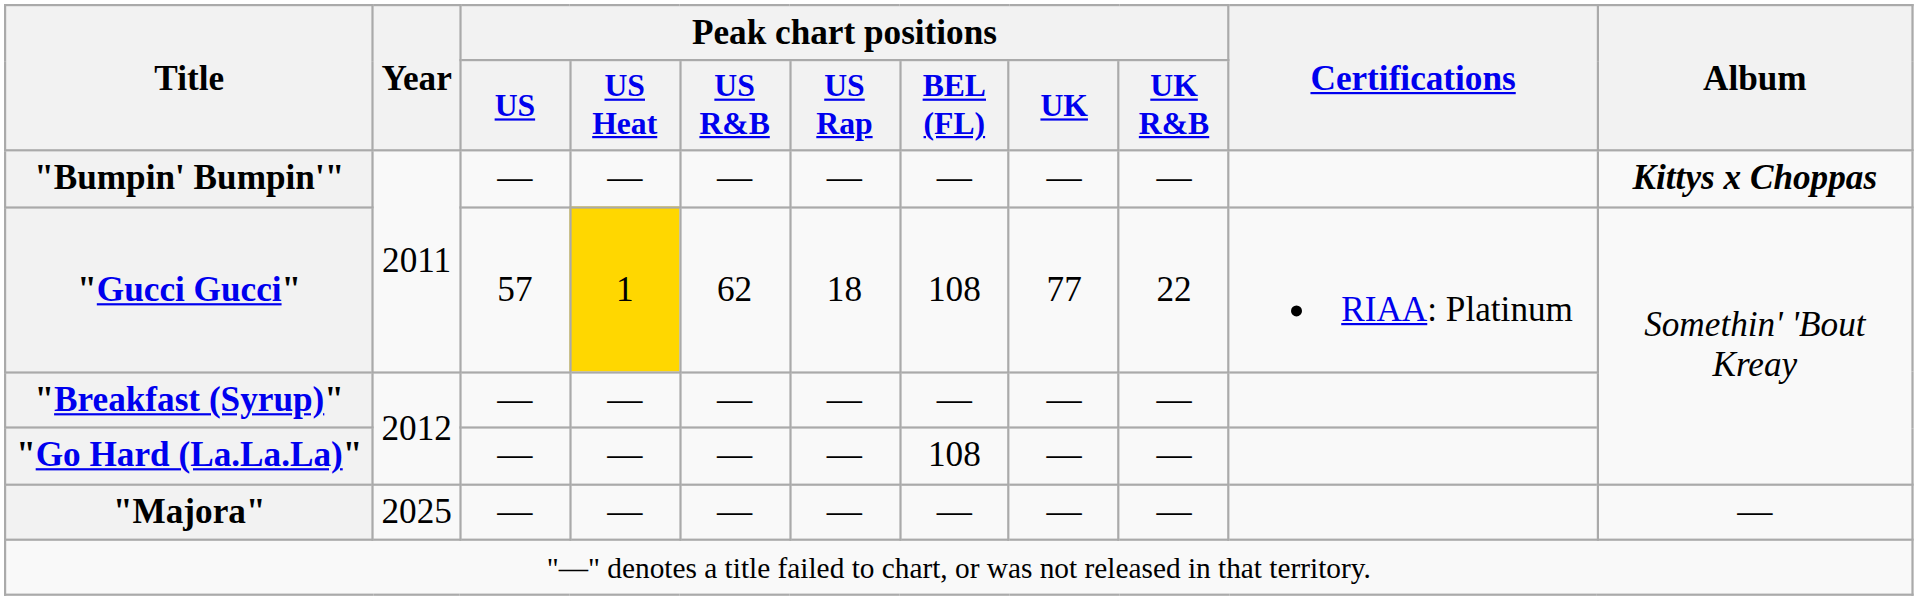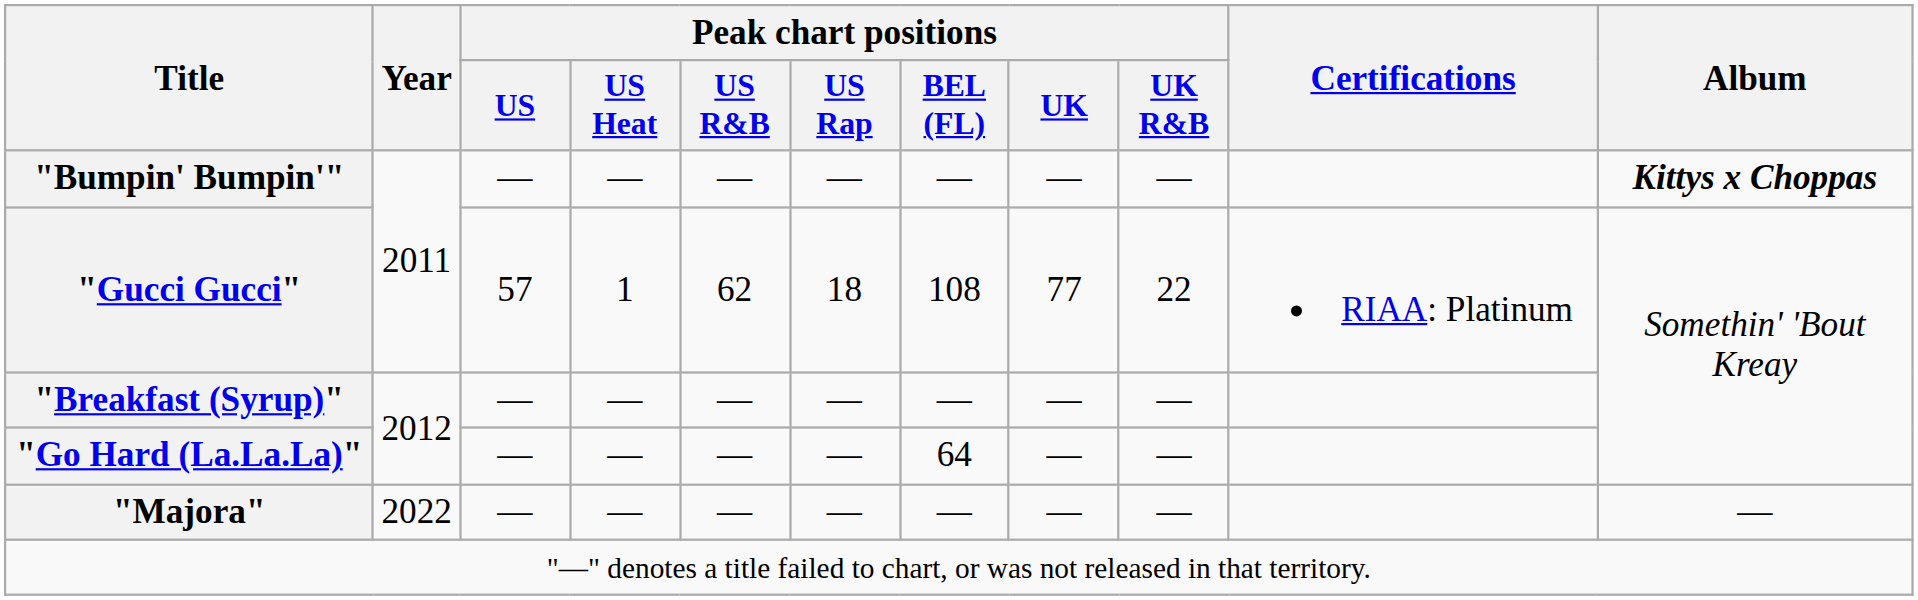(625, 288) gold background -> (625, 288) no background
(954, 455) 108 -> (954, 455) 64
(417, 511) 2025 -> (417, 511) 2022
